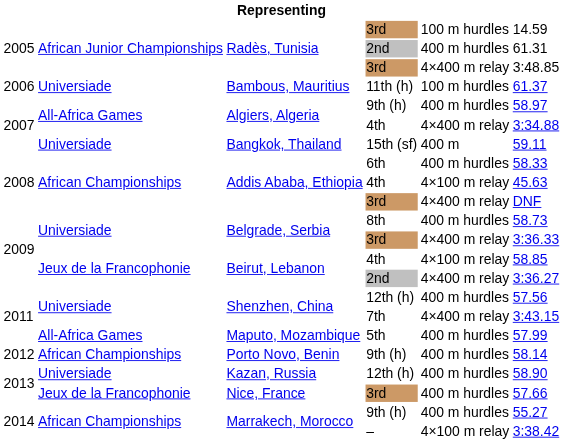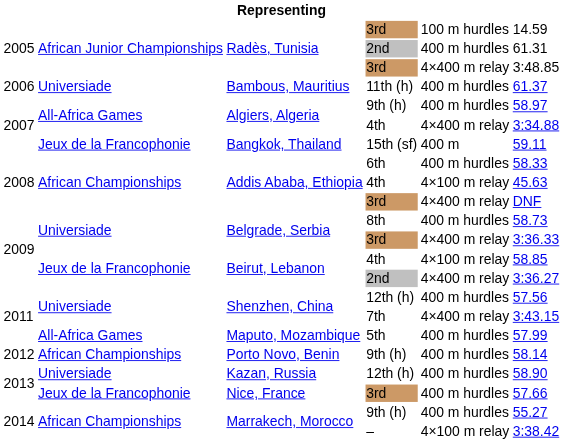(465, 87) 100 m hurdles -> (465, 87) 400 m hurdles
(75, 144) Universiade -> (114, 144) Jeux de la Francophonie
